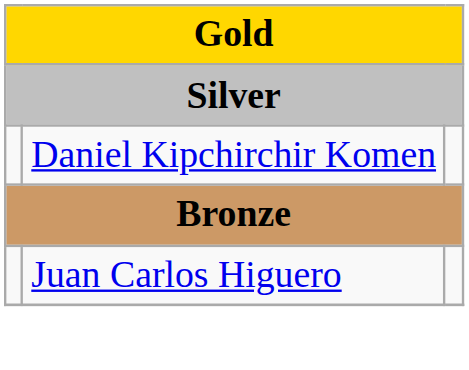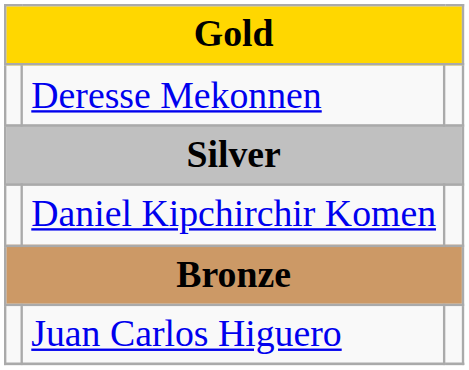+ row: (177, 94)
